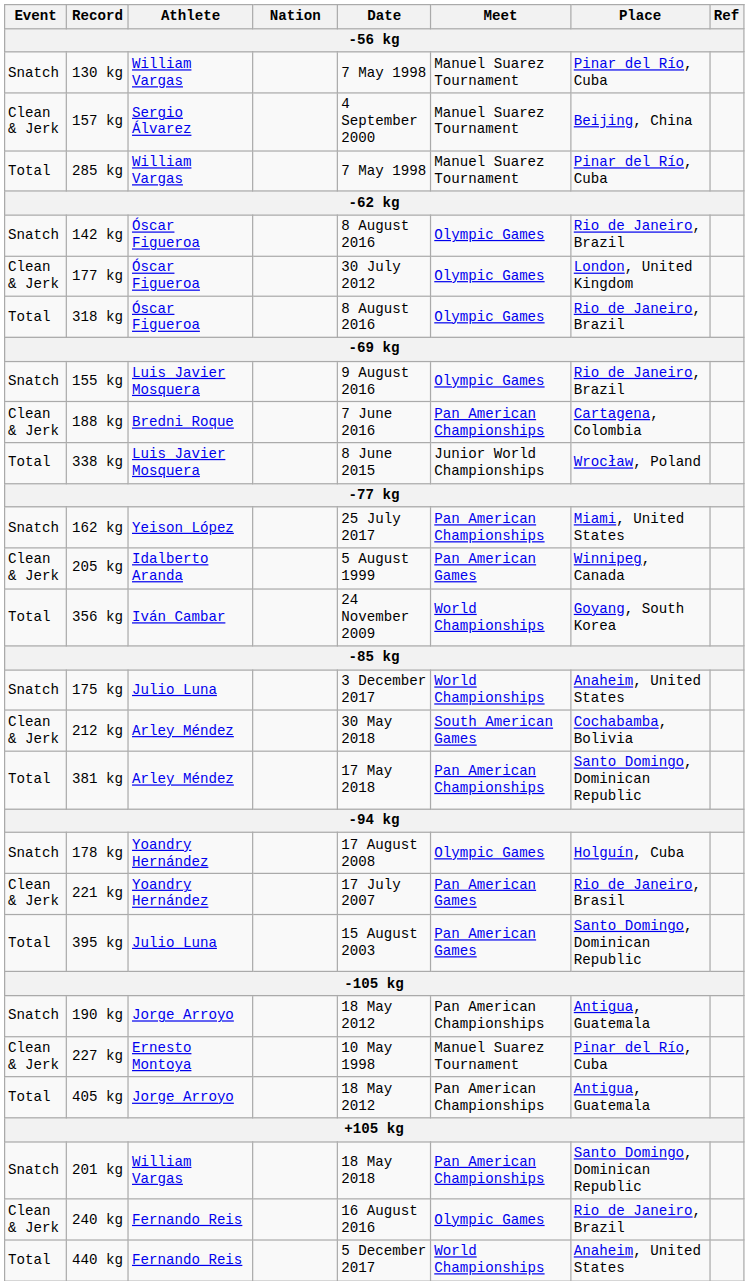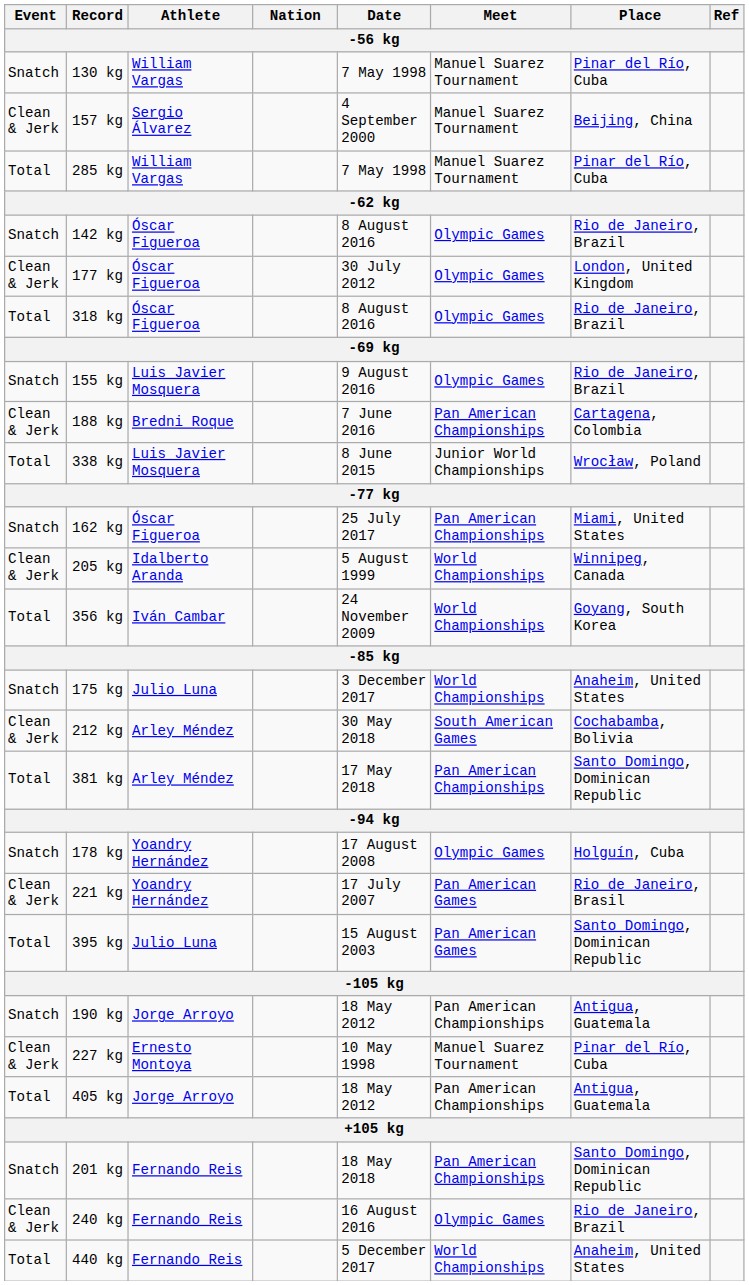(183, 527) Yeison López -> (166, 527) Óscar Figueroa
(485, 568) Pan American Games -> (489, 568) World Championships
(162, 1170) William Vargas -> (187, 1170) Fernando Reis
